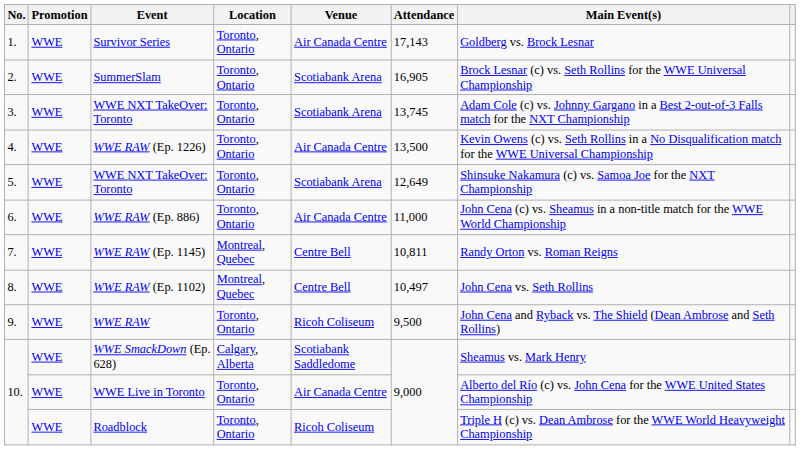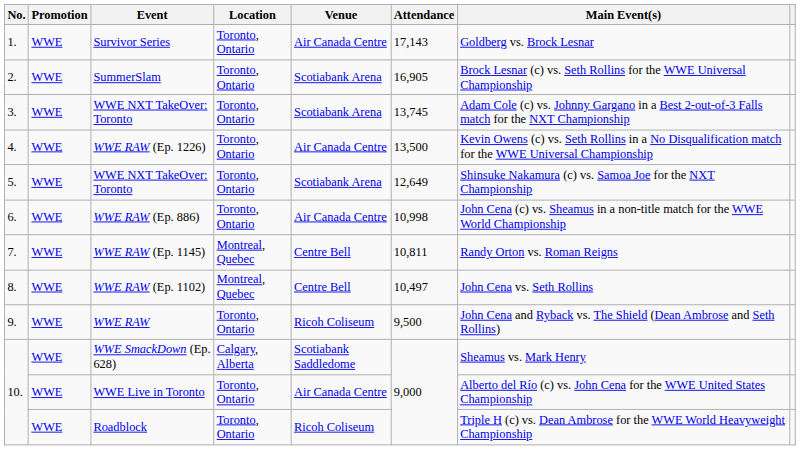(411, 216) 11,000 -> (411, 216) 10,998
